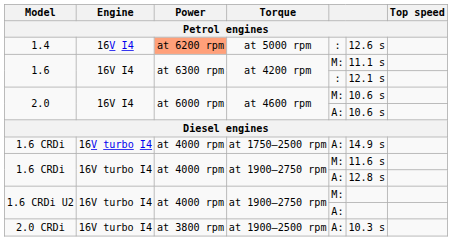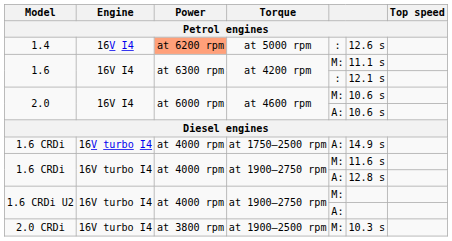(337, 227) A: -> (337, 227) M:
